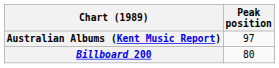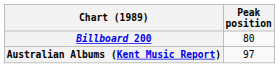rows swapped: (114, 39) <-> (114, 55)
